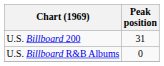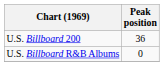(140, 38) 31 -> (140, 38) 36
